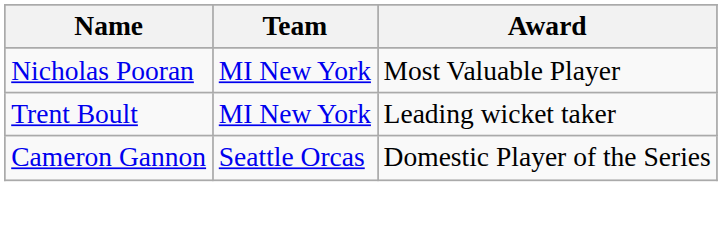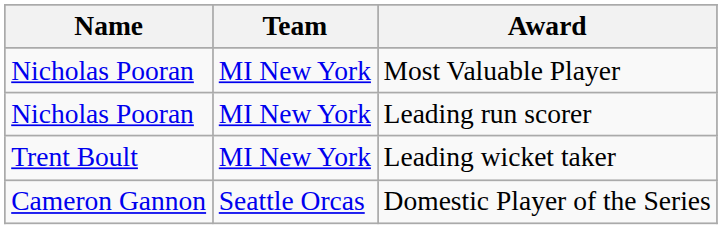+ row: (488, 113)
